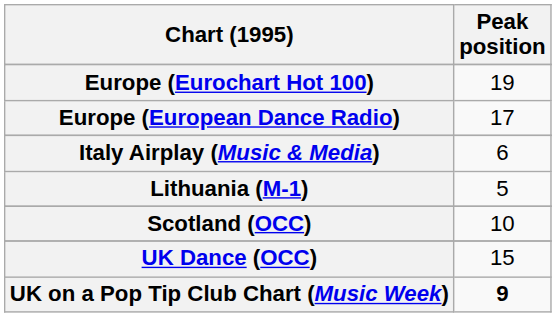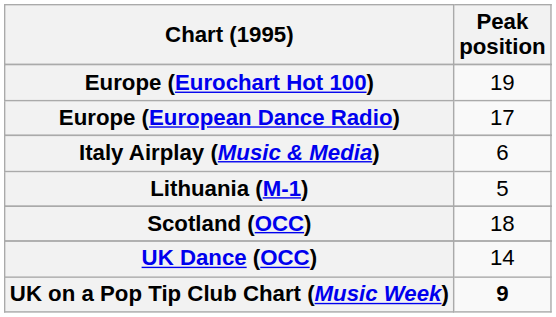(502, 223) 10 -> (502, 223) 18
(502, 258) 15 -> (502, 258) 14
